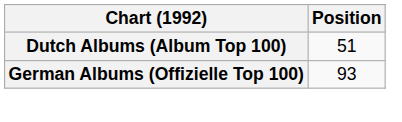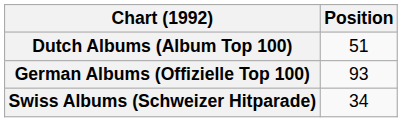+ row: (162, 102)
